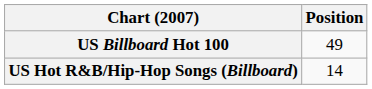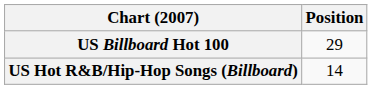(334, 44) 49 -> (334, 44) 29
